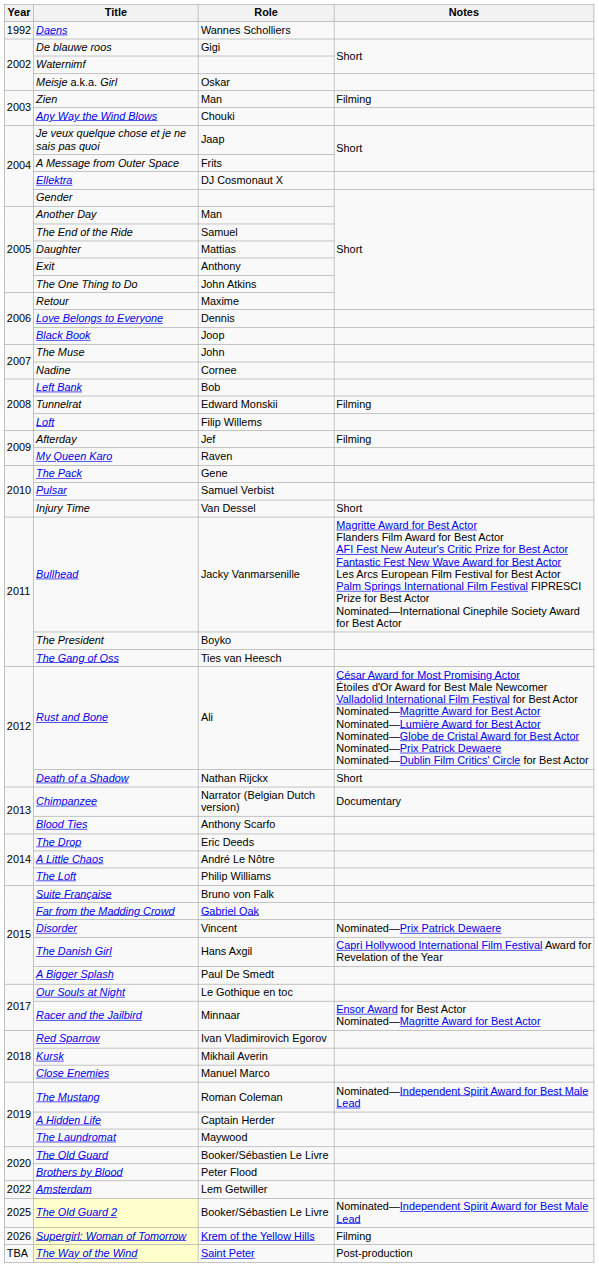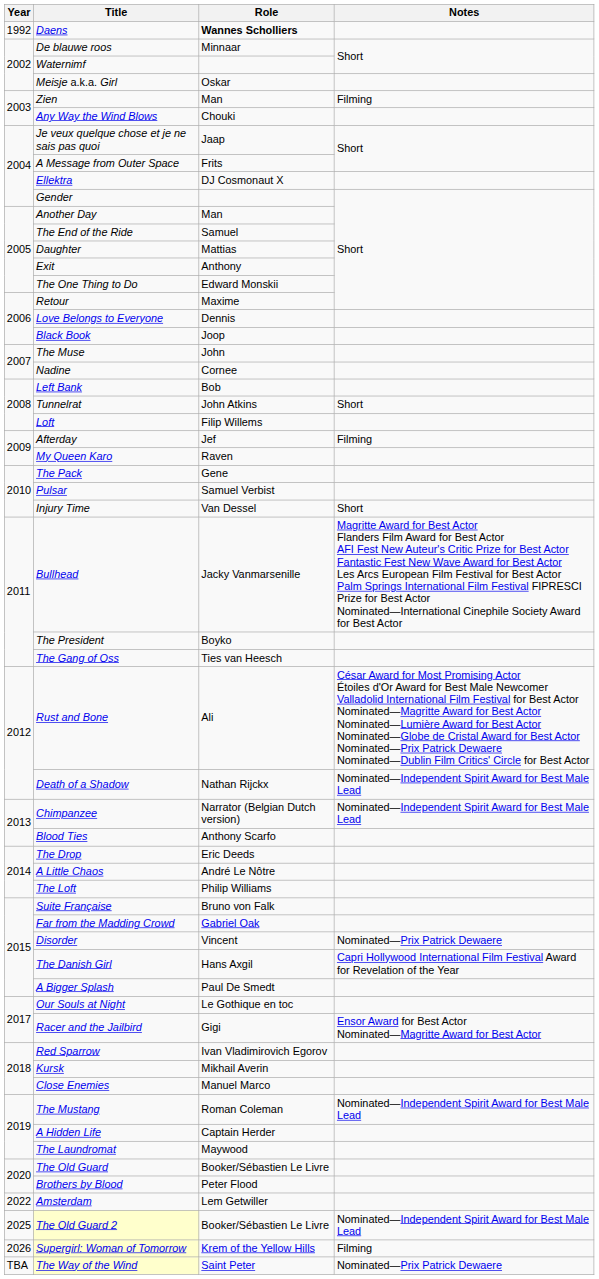(246, 30) normal -> (249, 30) bold
(211, 47) Gigi -> (221, 47) Minnaar
(229, 284) John Atkins -> (240, 284) Edward Monskii
(239, 404) Edward Monskii -> (229, 404) John Atkins
(354, 404) Filming -> (350, 404) Short
(349, 778) Short -> (463, 784) Nominated—Independent Spirit Award for Best Male Lead
(369, 801) Documentary -> (463, 813) Nominated—Independent Spirit Award for Best Male Lead
(221, 1016) Minnaar -> (211, 1028) Gigi
(374, 1253) Post-production -> (419, 1265) Nominated—Prix Patrick Dewaere
